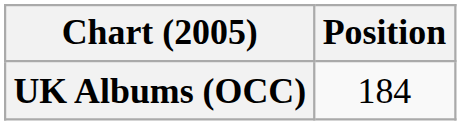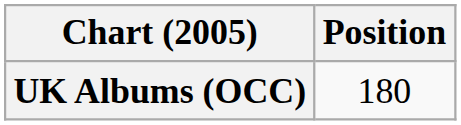(384, 89) 184 -> (384, 89) 180
